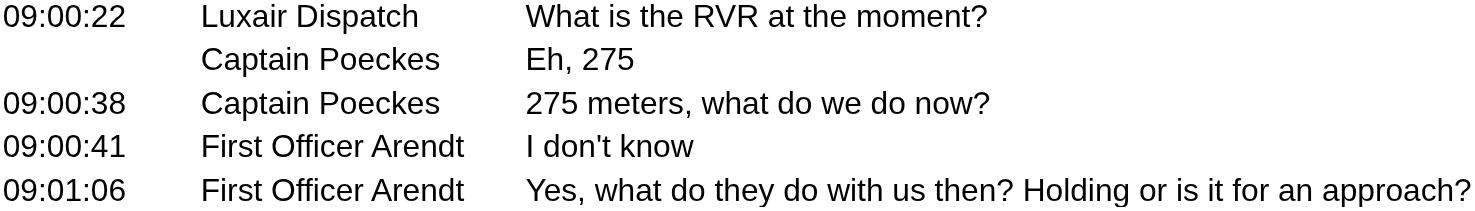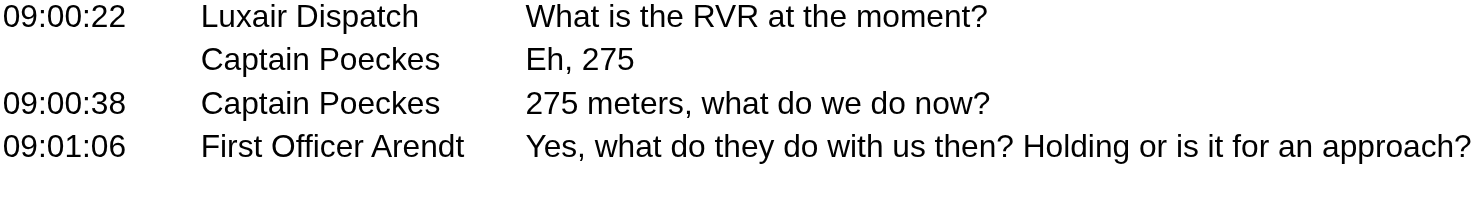- row: (609, 146)
